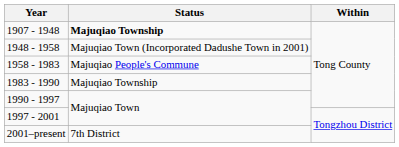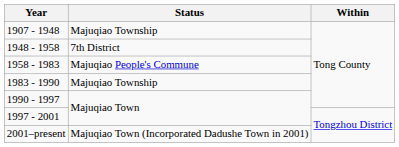(117, 30) bold -> (114, 30) normal
(189, 47) Majuqiao Town (Incorporated Dadushe Town in 2001) -> (95, 47) 7th District
(95, 133) 7th District -> (189, 133) Majuqiao Town (Incorporated Dadushe Town in 2001)
